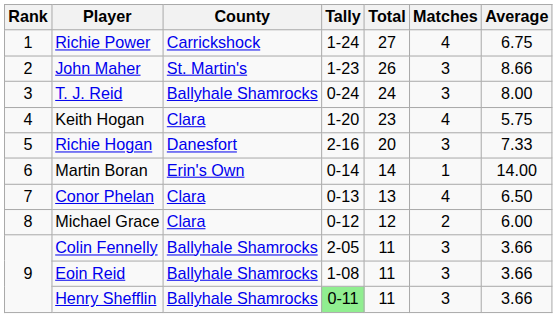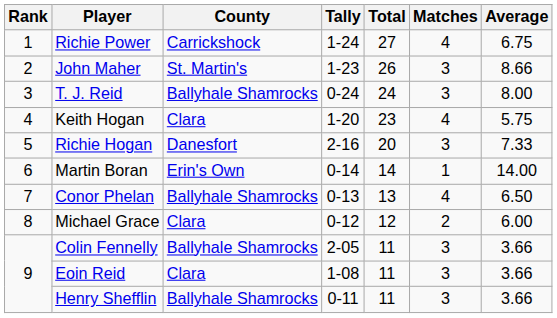(186, 196) Clara -> (242, 196) Ballyhale Shamrocks
(242, 273) Ballyhale Shamrocks -> (186, 273) Clara
(343, 299) lightgreen background -> (343, 299) no background
